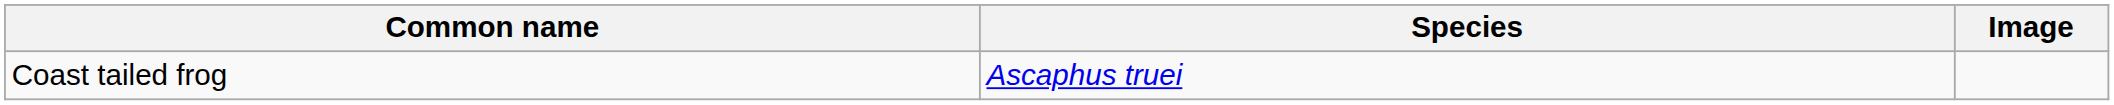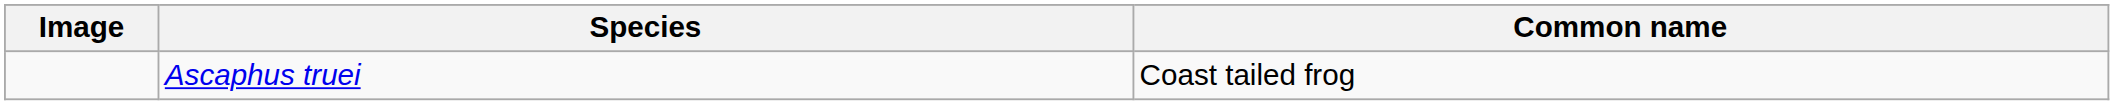columns swapped: (2031, 27) <-> (492, 27)
